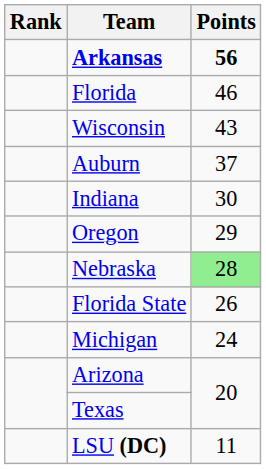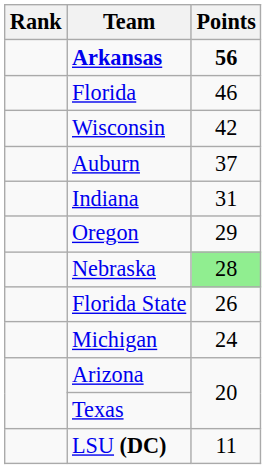(226, 127) 43 -> (226, 127) 42
(226, 198) 30 -> (226, 198) 31
